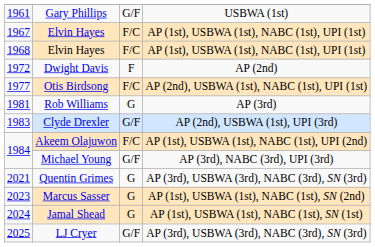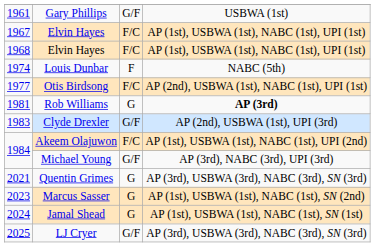- row: (19, 68)
+ row: (19, 68)
(256, 104) normal -> (256, 104) bold
